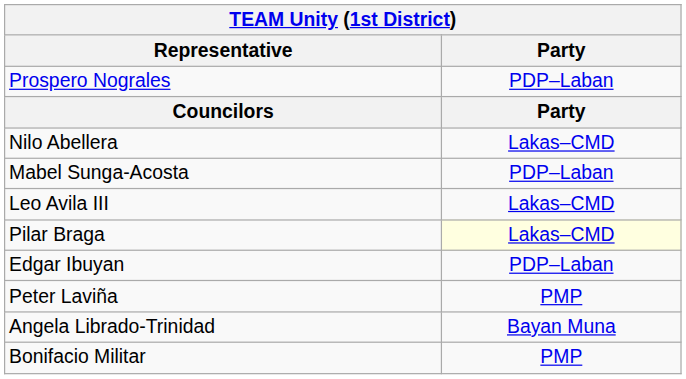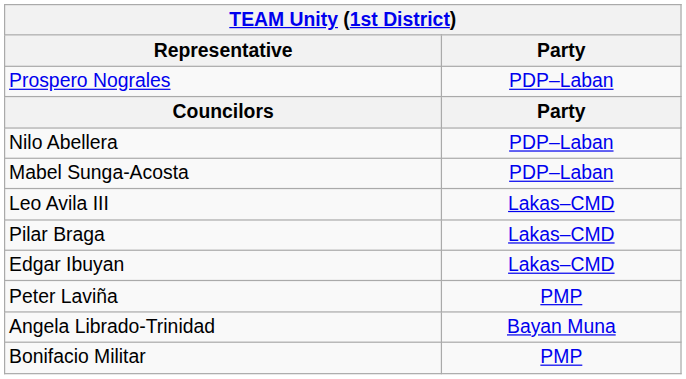(561, 142) Lakas–CMD -> (561, 142) PDP–Laban
(561, 234) lightyellow background -> (561, 234) no background
(561, 265) PDP–Laban -> (561, 265) Lakas–CMD
